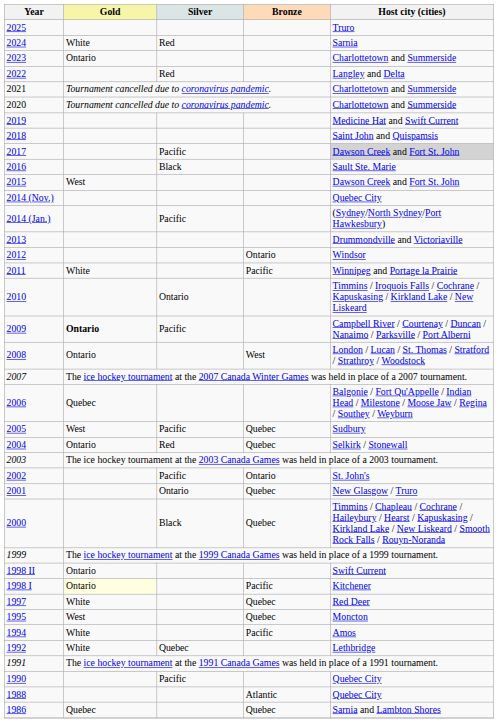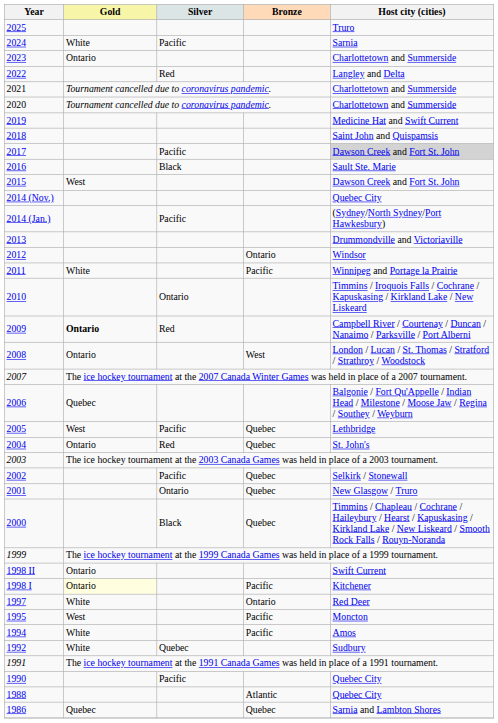(167, 43) Red -> (172, 43) Pacific
(172, 329) Pacific -> (167, 329) Red
(349, 429) Sudbury -> (354, 429) Lethbridge
(370, 445) Selkirk / Stonewall -> (351, 445) St. John's
(261, 476) Ontario -> (261, 476) Quebec
(351, 476) St. John's -> (370, 476) Selkirk / Stonewall
(261, 601) Quebec -> (261, 601) Ontario
(261, 617) Quebec -> (259, 617) Pacific
(354, 648) Lethbridge -> (349, 648) Sudbury
